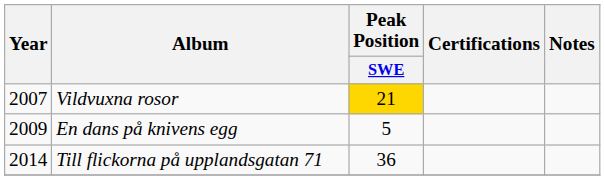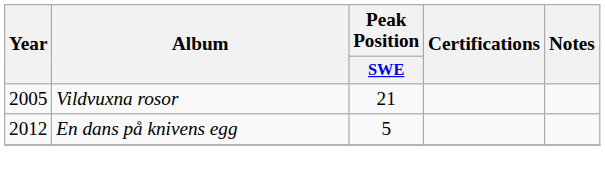(28, 98) 2007 -> (28, 98) 2005
(386, 98) gold background -> (386, 98) no background
(28, 129) 2009 -> (28, 129) 2012
- row: (190, 159)
